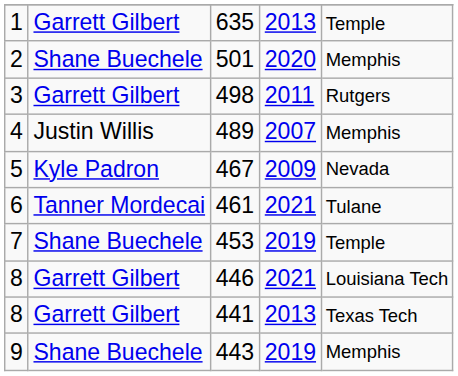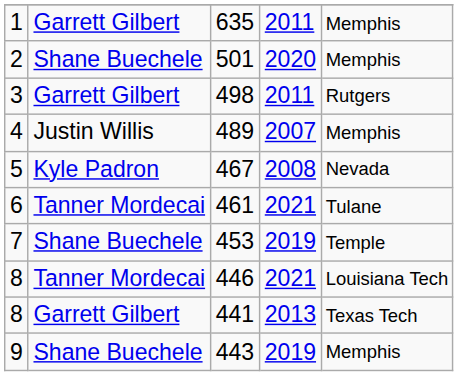(290, 22) 2013 -> (290, 22) 2011
(355, 23) Temple -> (363, 23) Memphis
(290, 168) 2009 -> (290, 168) 2008
(106, 278) Garrett Gilbert -> (119, 278) Tanner Mordecai
